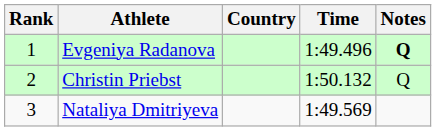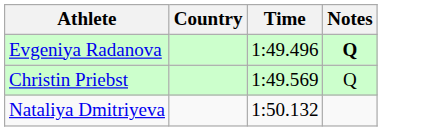- column: (31, 19)
(338, 79) 1:50.132 -> (285, 79) 1:49.569
(338, 110) 1:49.569 -> (285, 110) 1:50.132
